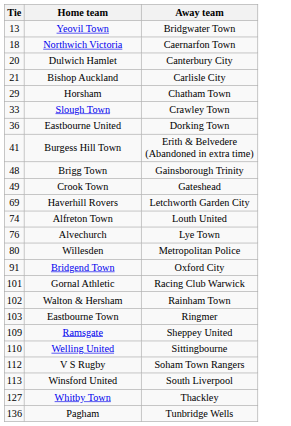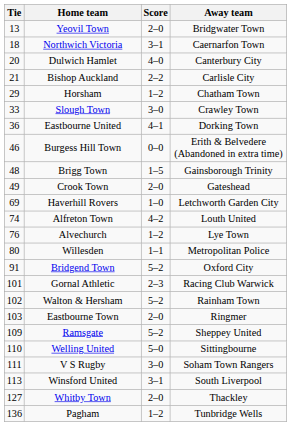+ column: (156, 12)
(14, 148) 41 -> (14, 148) 46
(14, 365) 112 -> (14, 365) 111
